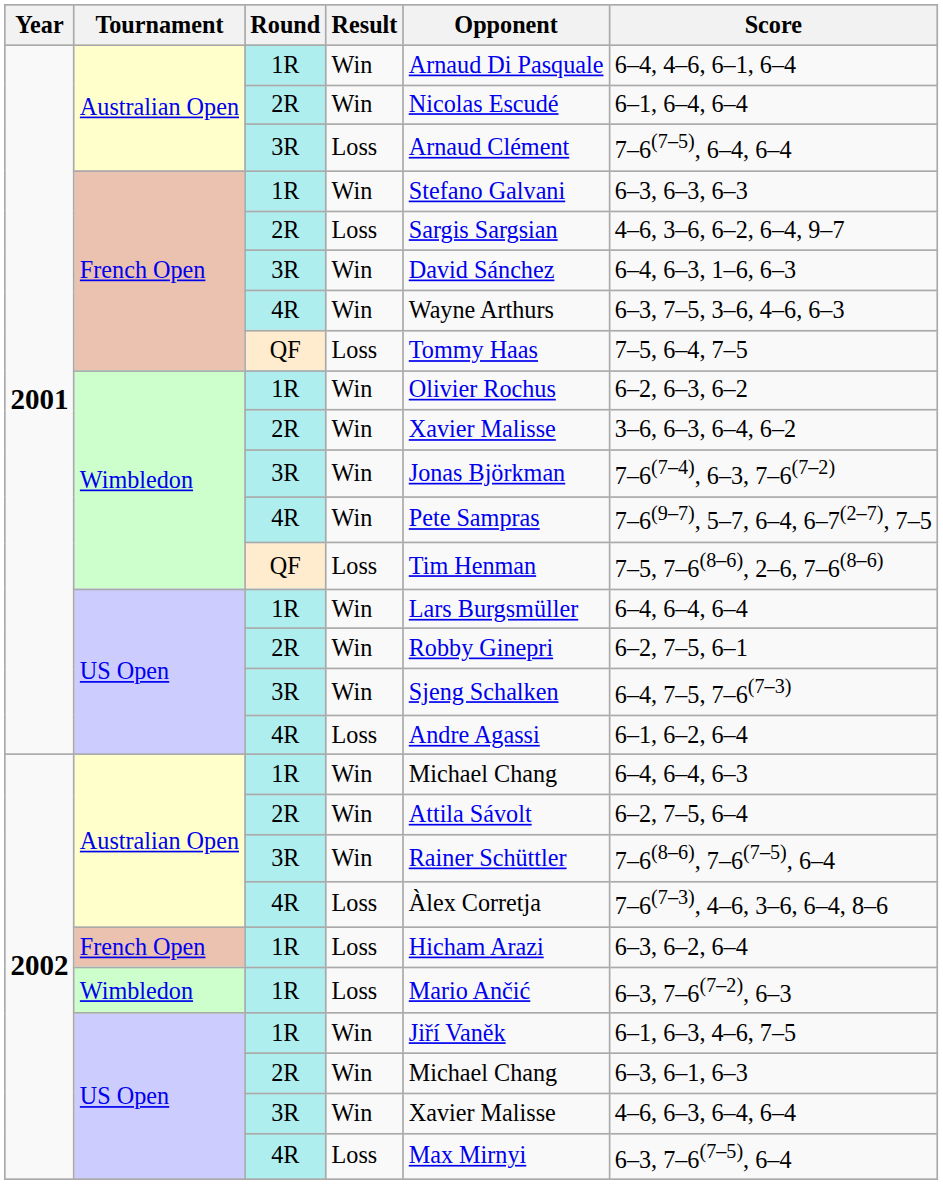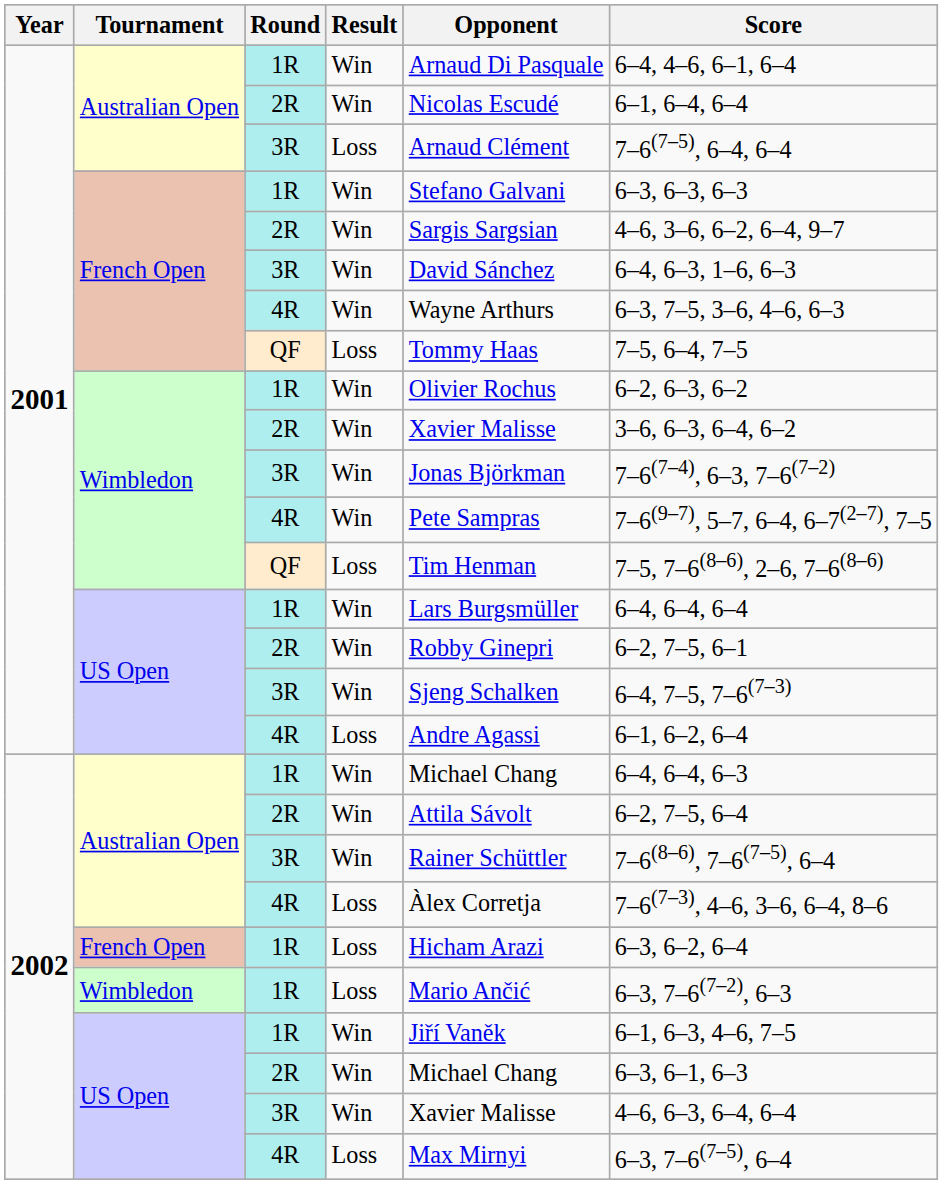(354, 230) Loss -> (352, 230) Win
